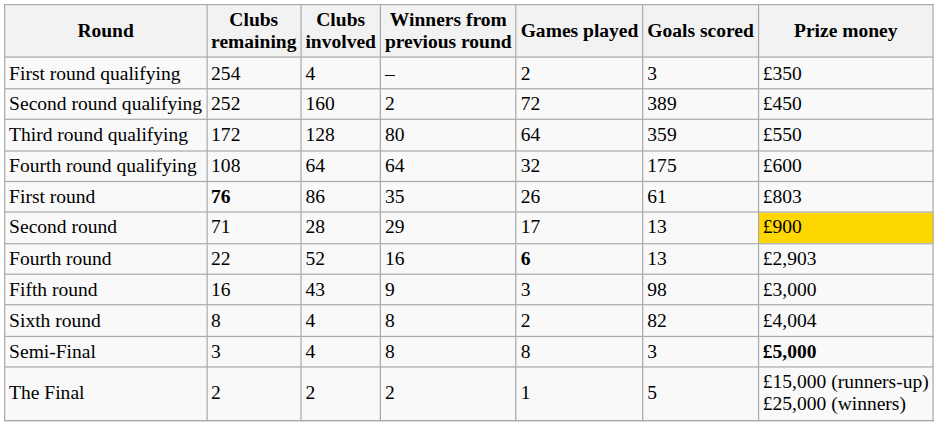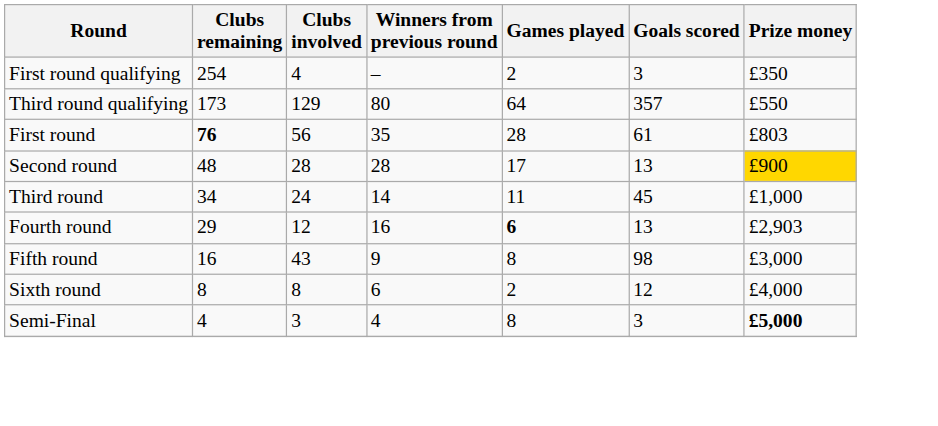- row: (106, 103)
(226, 134) 172 -> (212, 103) 173
(320, 134) 128 -> (306, 103) 129
(662, 134) 359 -> (648, 103) 357
- row: (103, 165)
(315, 196) 86 -> (301, 134) 56
(530, 196) 26 -> (516, 134) 28
(221, 227) 71 -> (207, 165) 48
(395, 227) 29 -> (381, 165) 28
+ row: (56, 196)
(221, 258) 22 -> (207, 227) 29
(315, 258) 52 -> (301, 227) 12
(526, 289) 3 -> (511, 258) 8
(310, 320) 4 -> (296, 289) 8
(390, 320) 8 -> (376, 289) 6
(657, 320) 82 -> (643, 289) 12
(790, 320) £4,004 -> (776, 289) £4,000
(216, 351) 3 -> (202, 320) 4
(310, 351) 4 -> (296, 320) 3
(390, 351) 8 -> (376, 320) 4
- row: (47, 393)
